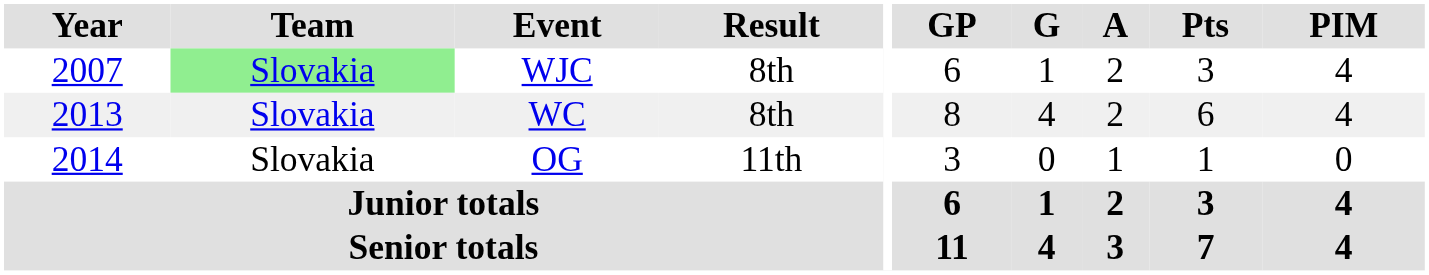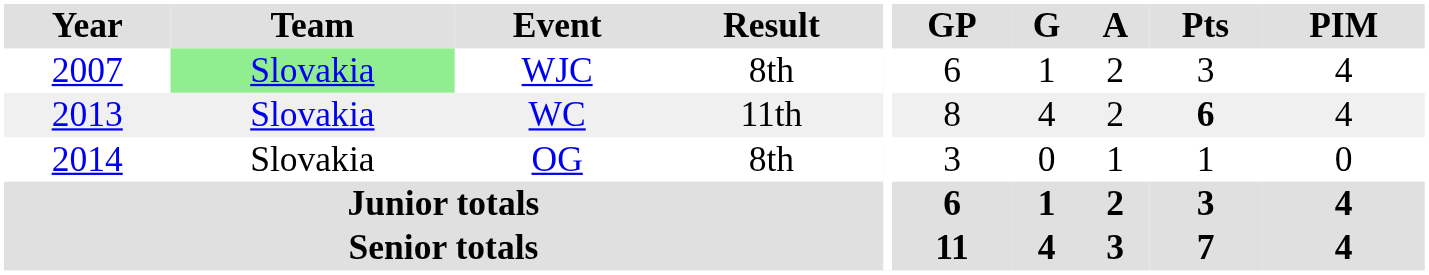(771, 114) 8th -> (771, 114) 11th
(1206, 114) normal -> (1206, 114) bold
(771, 158) 11th -> (771, 158) 8th
